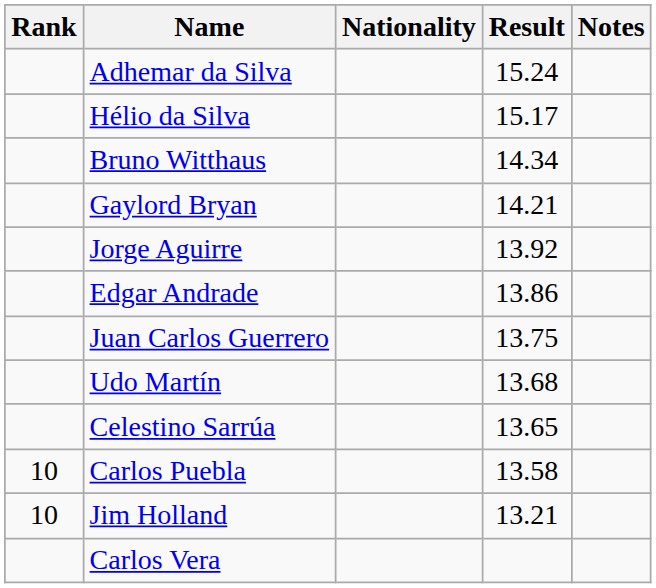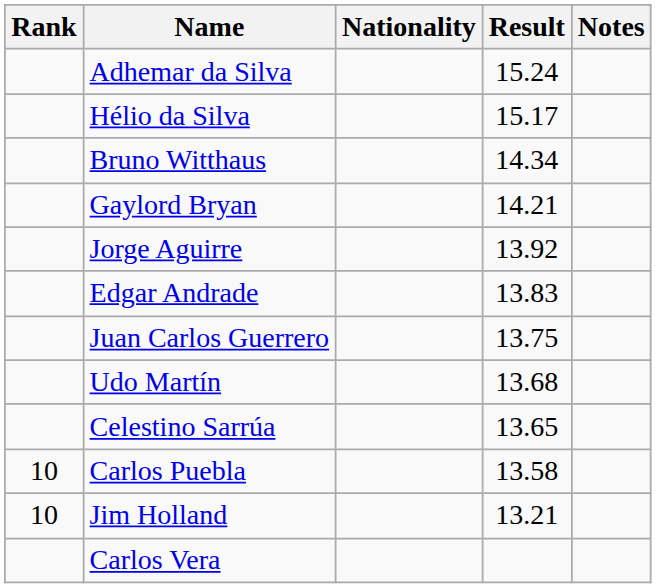(527, 293) 13.86 -> (527, 293) 13.83
